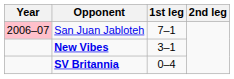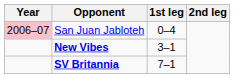(167, 30) 7–1 -> (167, 30) 0–4
(167, 64) 0–4 -> (167, 64) 7–1
